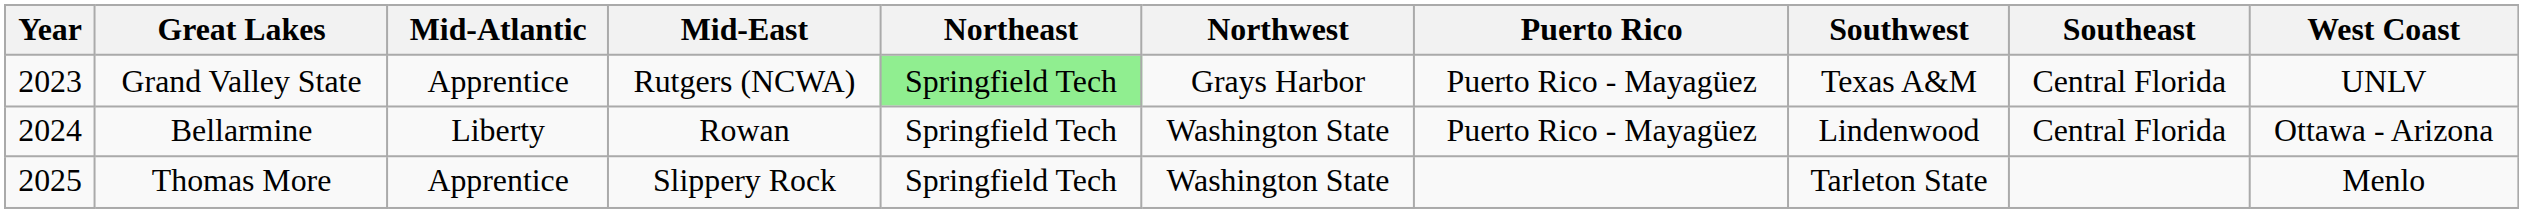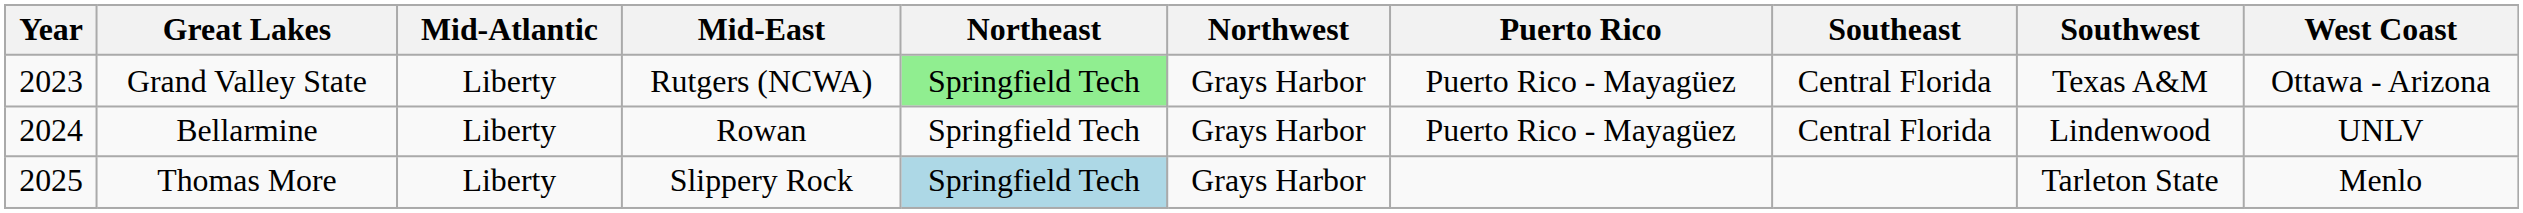columns swapped: (2129, 29) <-> (1899, 29)
(498, 80) Apprentice -> (509, 80) Liberty
(2384, 80) UNLV -> (2381, 80) Ottawa - Arizona
(1278, 130) Washington State -> (1278, 130) Grays Harbor
(2384, 130) Ottawa - Arizona -> (2381, 130) UNLV
(498, 181) Apprentice -> (509, 181) Liberty
(1011, 181) no background -> (1034, 181) lightblue background
(1278, 181) Washington State -> (1278, 181) Grays Harbor
